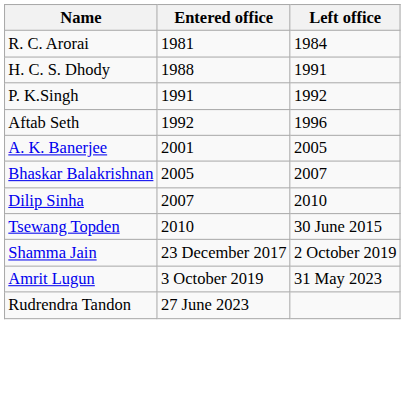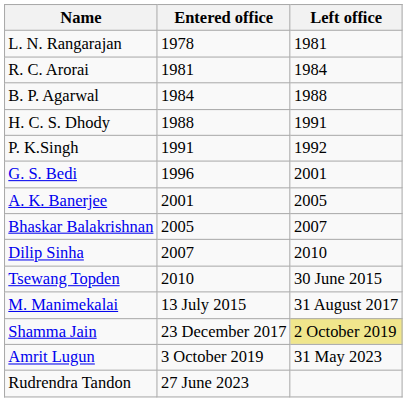+ row: (65, 43)
+ row: (54, 95)
- row: (44, 122)
+ row: (43, 174)
+ row: (63, 305)
(345, 252) no background -> (345, 331) khaki background
